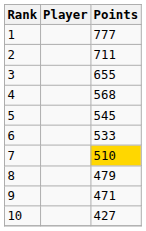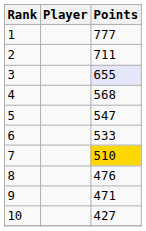(105, 75) no background -> (105, 75) lavender background
(105, 115) 545 -> (105, 115) 547
(105, 176) 479 -> (105, 176) 476
